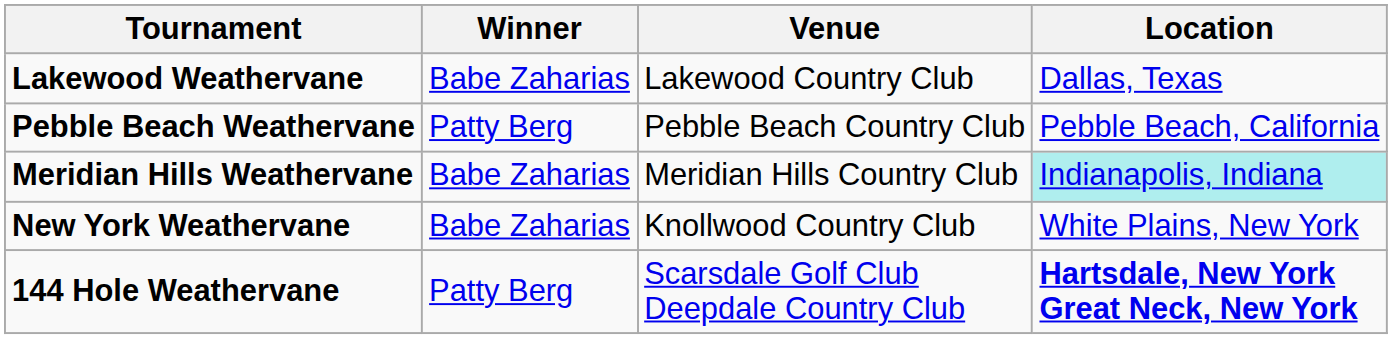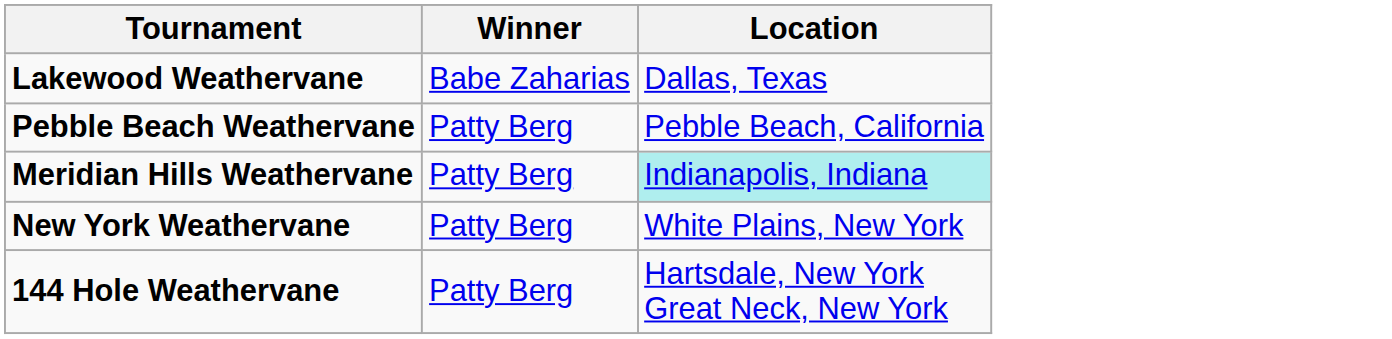- column: (835, 28)
(530, 175) Babe Zaharias -> (501, 175) Patty Berg
(530, 224) Babe Zaharias -> (501, 224) Patty Berg
(1199, 291) bold -> (796, 291) normal
